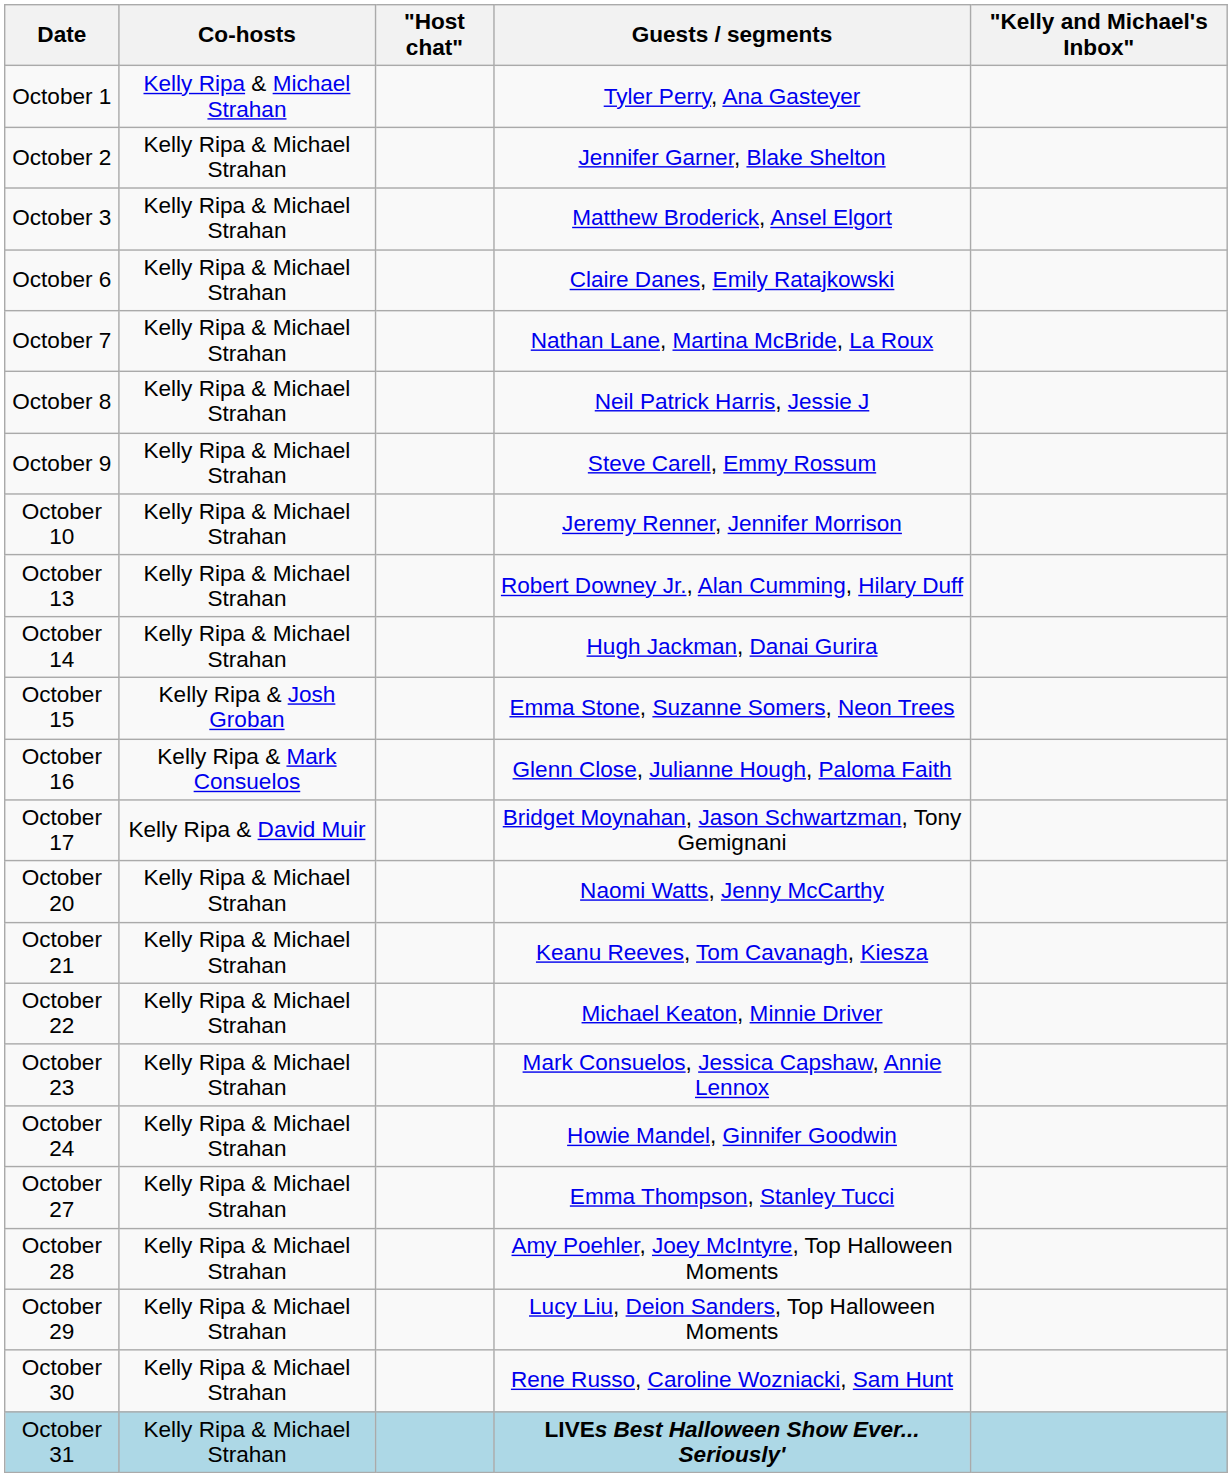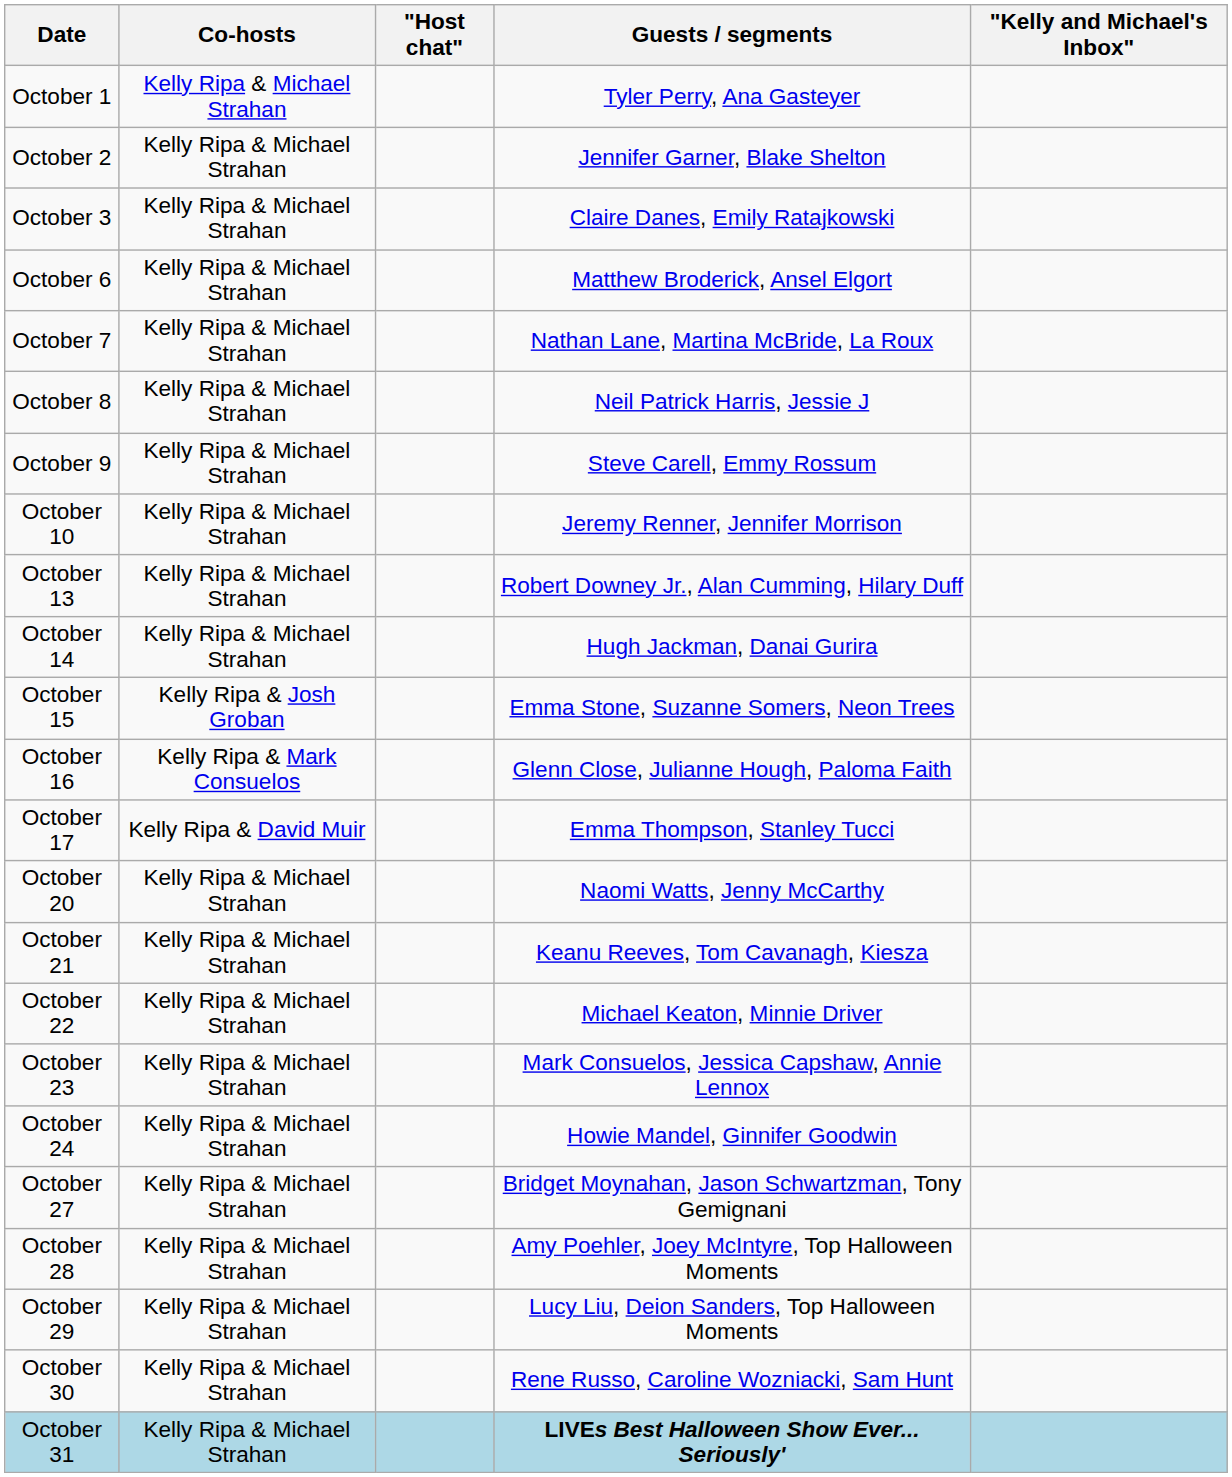(732, 218) Matthew Broderick, Ansel Elgort -> (732, 218) Claire Danes, Emily Ratajkowski
(732, 279) Claire Danes, Emily Ratajkowski -> (732, 279) Matthew Broderick, Ansel Elgort
(732, 830) Bridget Moynahan, Jason Schwartzman, Tony Gemignani -> (732, 830) Emma Thompson, Stanley Tucci
(732, 1197) Emma Thompson, Stanley Tucci -> (732, 1197) Bridget Moynahan, Jason Schwartzman, Tony Gemignani
